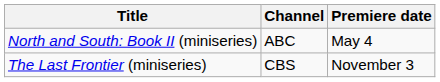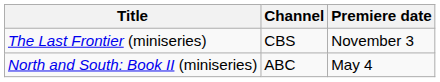rows swapped: (107, 64) <-> (133, 40)
